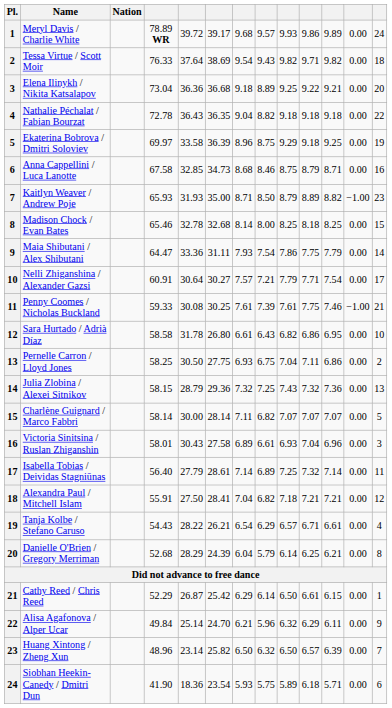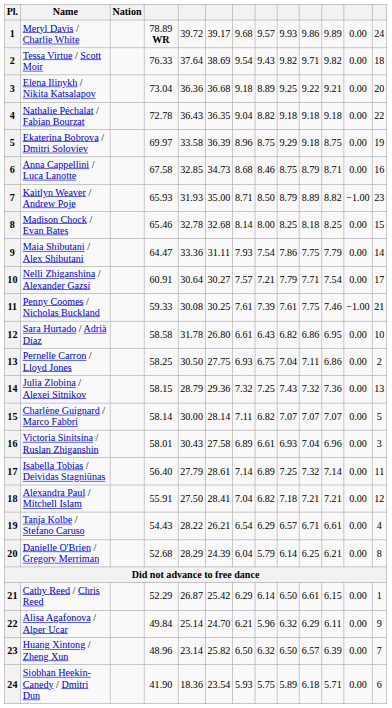(333, 143) 9.25 -> (333, 143) 8.75
